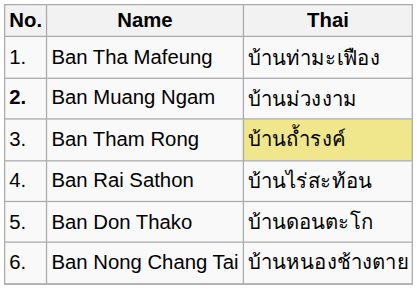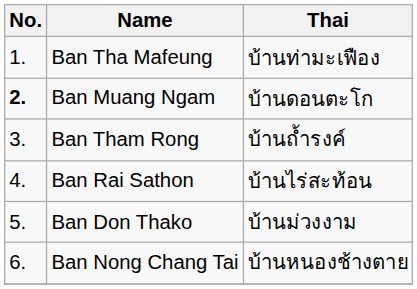(303, 99) บ้านม่วงงาม -> (311, 99) บ้านดอนตะโก
(297, 140) khaki background -> (297, 140) no background
(311, 222) บ้านดอนตะโก -> (303, 222) บ้านม่วงงาม
